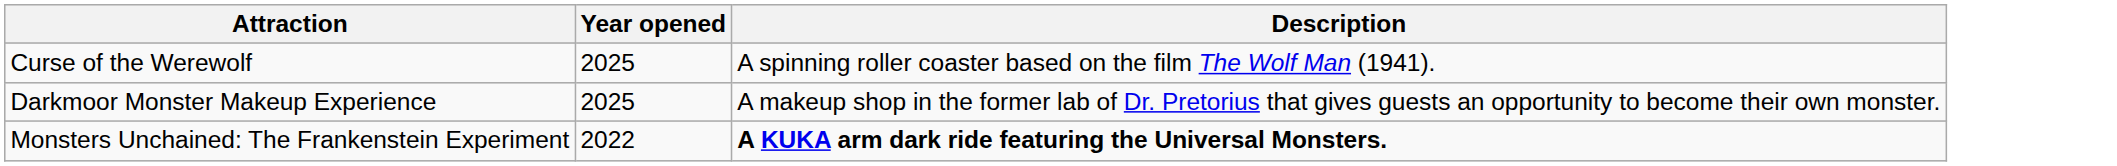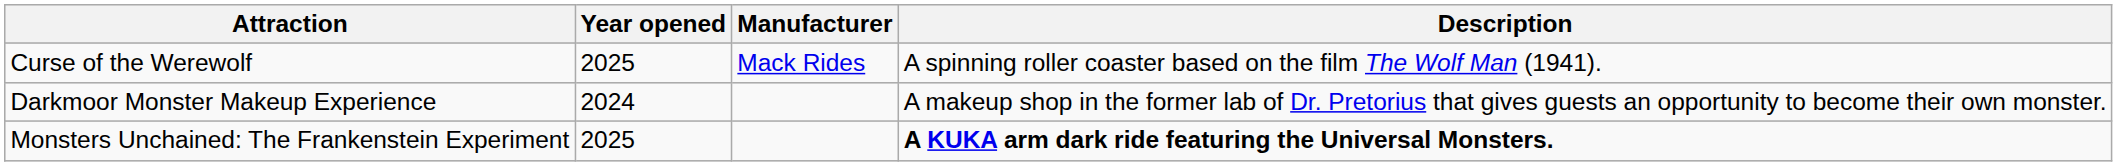+ column: (815, 23)
(608, 101) 2025 -> (608, 101) 2024
(608, 140) 2022 -> (608, 140) 2025
